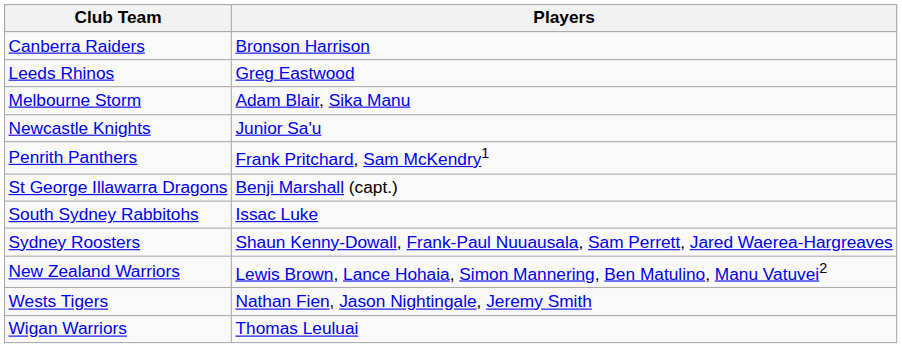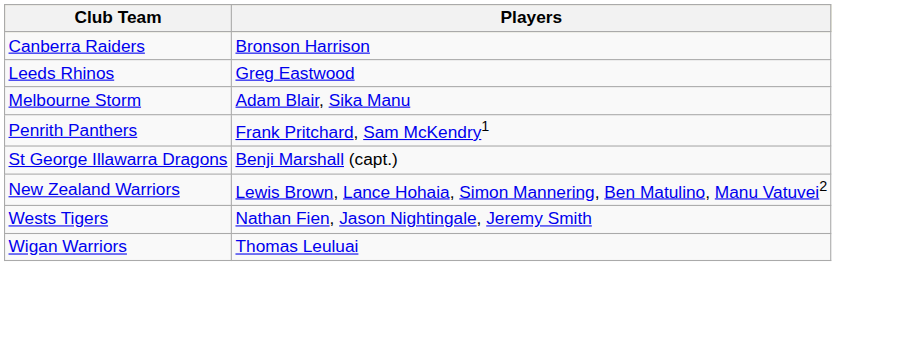- row: (80, 127)
- row: (104, 214)
- row: (74, 242)
